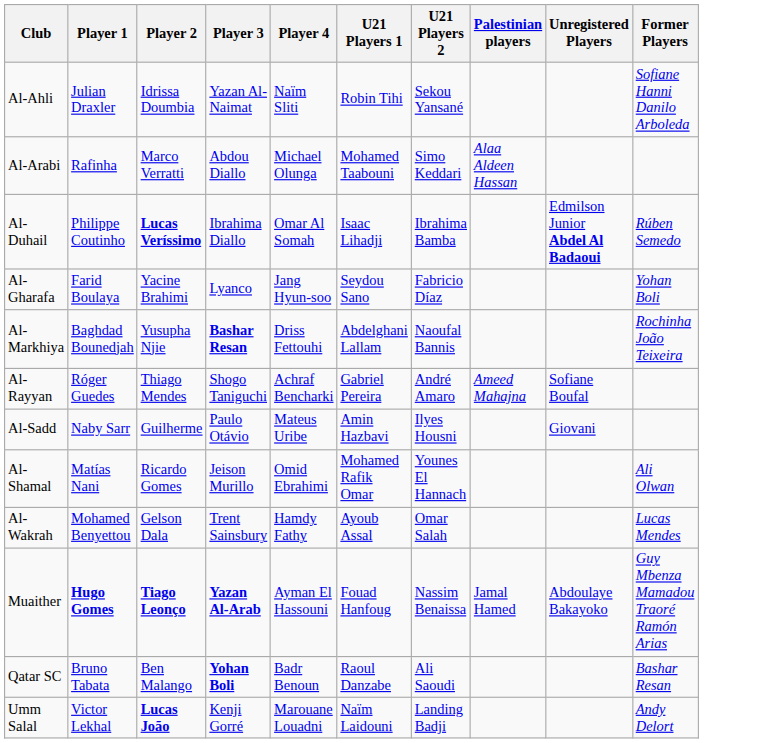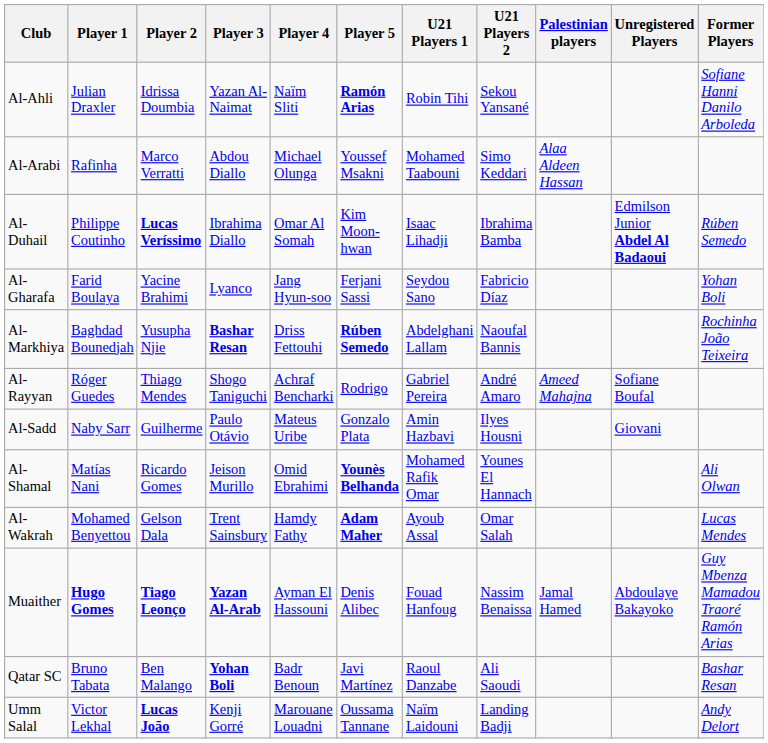+ column: (370, 33)
